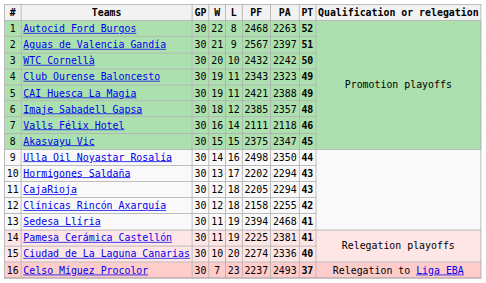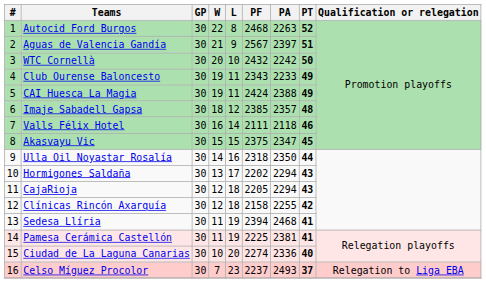(285, 77) 2323 -> (285, 77) 2233
(256, 93) 2421 -> (256, 93) 2424
(256, 157) 2498 -> (256, 157) 2318
